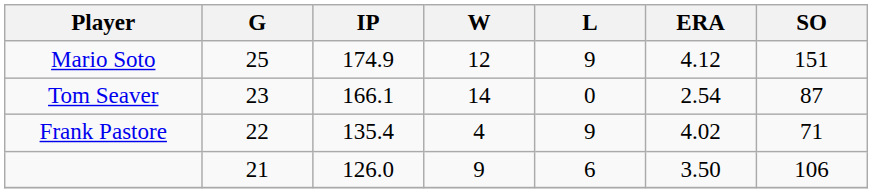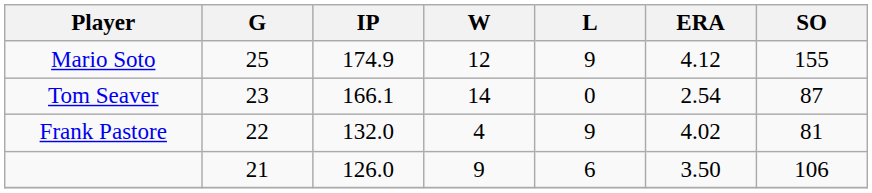(812, 59) 151 -> (812, 59) 155
(368, 132) 135.4 -> (368, 132) 132.0
(812, 132) 71 -> (812, 132) 81
